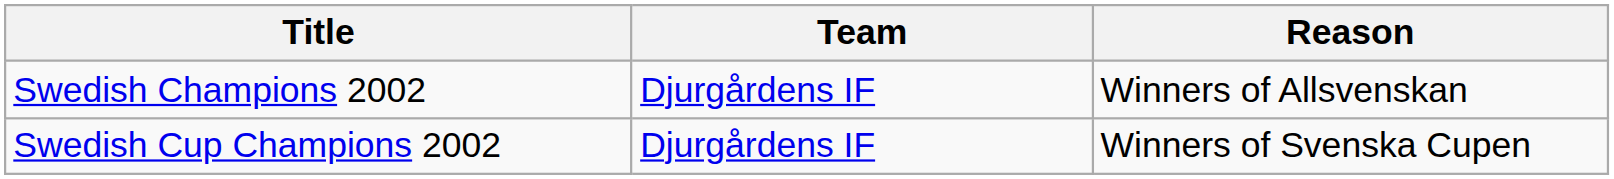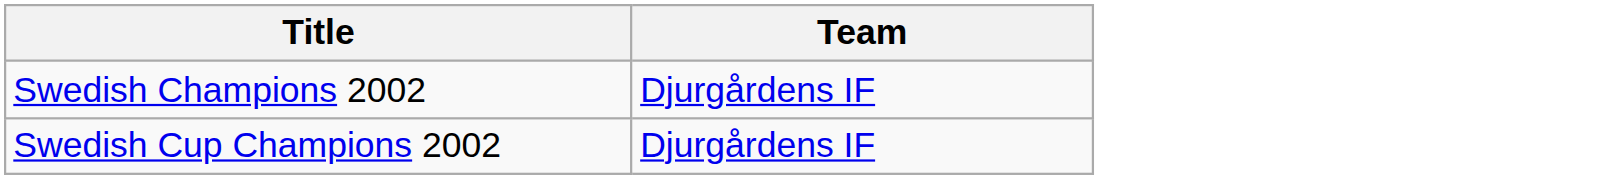- column: (1350, 32)
